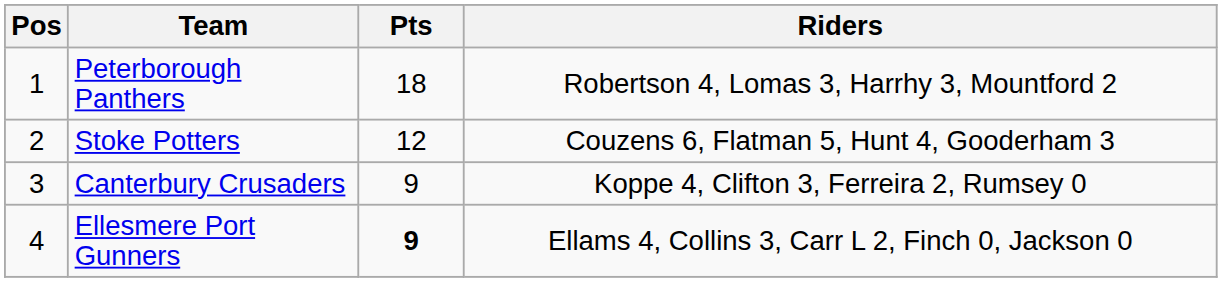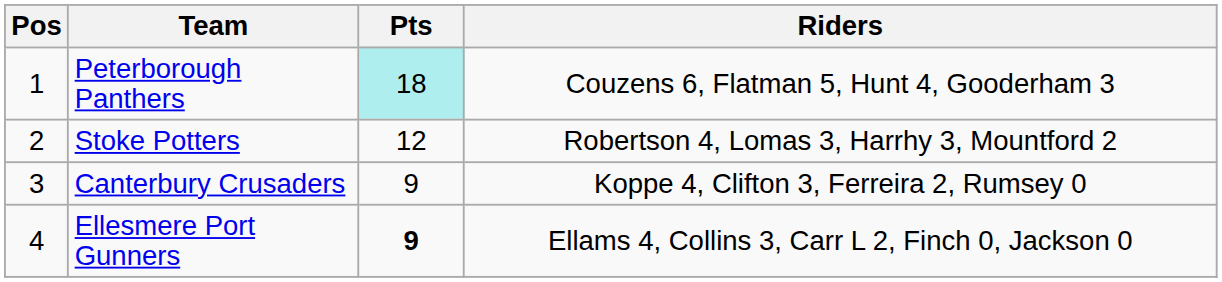(411, 83) no background -> (411, 83) paleturquoise background
(840, 83) Robertson 4, Lomas 3, Harrhy 3, Mountford 2 -> (840, 83) Couzens 6, Flatman 5, Hunt 4, Gooderham 3
(840, 140) Couzens 6, Flatman 5, Hunt 4, Gooderham 3 -> (840, 140) Robertson 4, Lomas 3, Harrhy 3, Mountford 2
